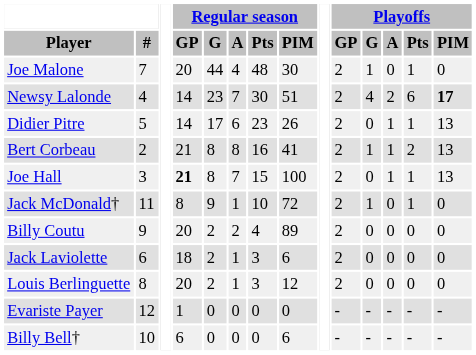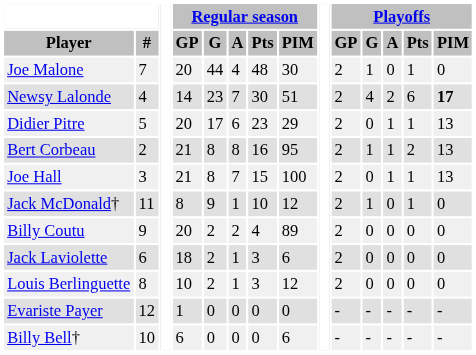(184, 123) 14 -> (184, 123) 20
(290, 123) 26 -> (290, 123) 29
(290, 150) 41 -> (290, 150) 95
(184, 177) bold -> (184, 177) normal
(290, 203) 72 -> (290, 203) 12
(184, 284) 20 -> (184, 284) 10
